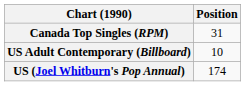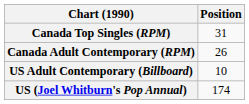+ row: (101, 52)
